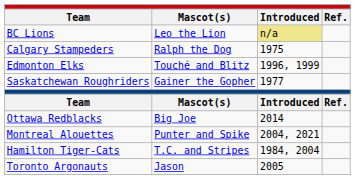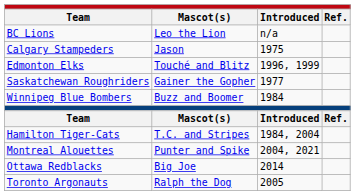(269, 33) khaki background -> (269, 33) no background
(193, 49) Ralph the Dog -> (169, 49) Jason
+ row: (69, 98)
rows swapped: (63, 151) <-> (54, 118)
(169, 167) Jason -> (193, 183) Ralph the Dog
